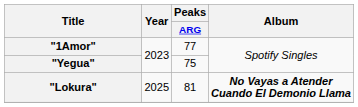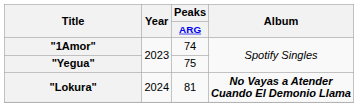(190, 46) 77 -> (190, 46) 74
(157, 87) 2025 -> (157, 87) 2024
